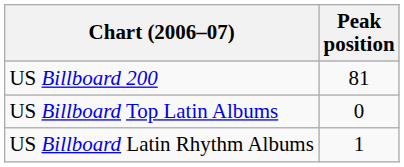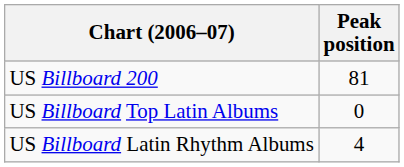(359, 144) 1 -> (359, 144) 4
